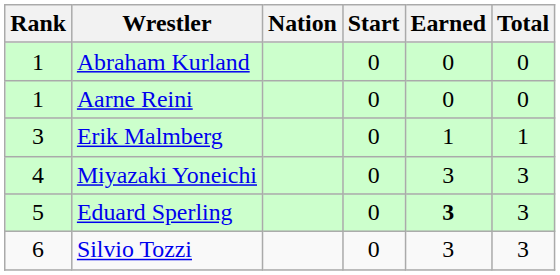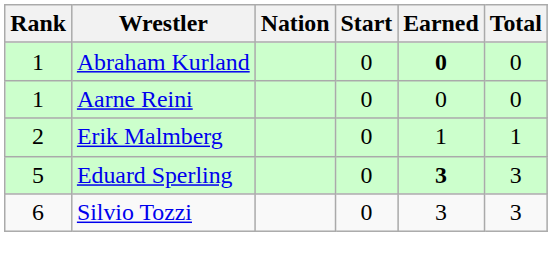(448, 61) normal -> (441, 61) bold
(38, 136) 3 -> (38, 136) 2
- row: (167, 174)
